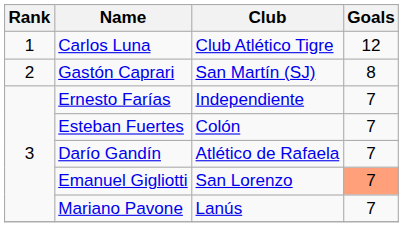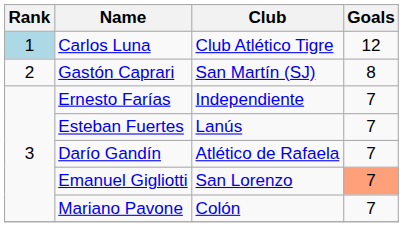(29, 45) no background -> (29, 45) lightblue background
(218, 126) Colón -> (219, 126) Lanús
(219, 208) Lanús -> (218, 208) Colón
